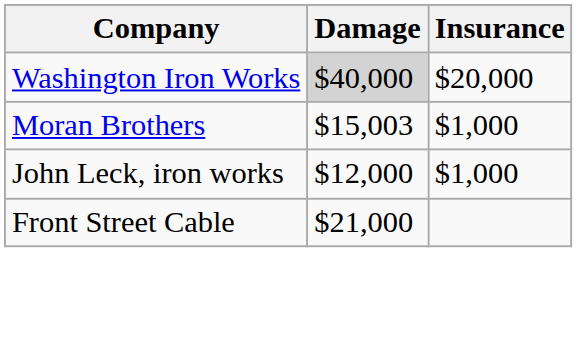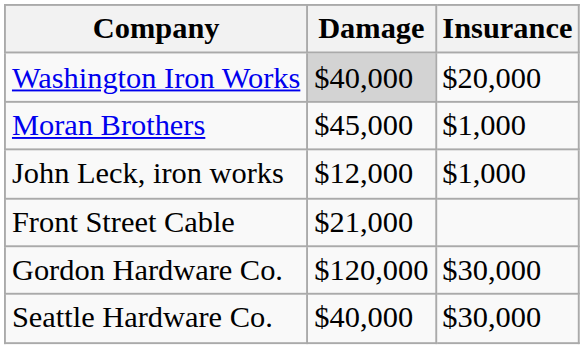(364, 125) $15,003 -> (364, 125) $45,000
+ row: (147, 269)
+ row: (142, 317)
